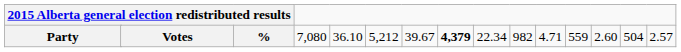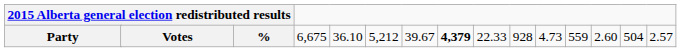(312, 36) 7,080 -> (312, 36) 6,675
(492, 36) 22.34 -> (492, 36) 22.33
(523, 36) 982 -> (523, 36) 928
(550, 36) 4.71 -> (550, 36) 4.73
